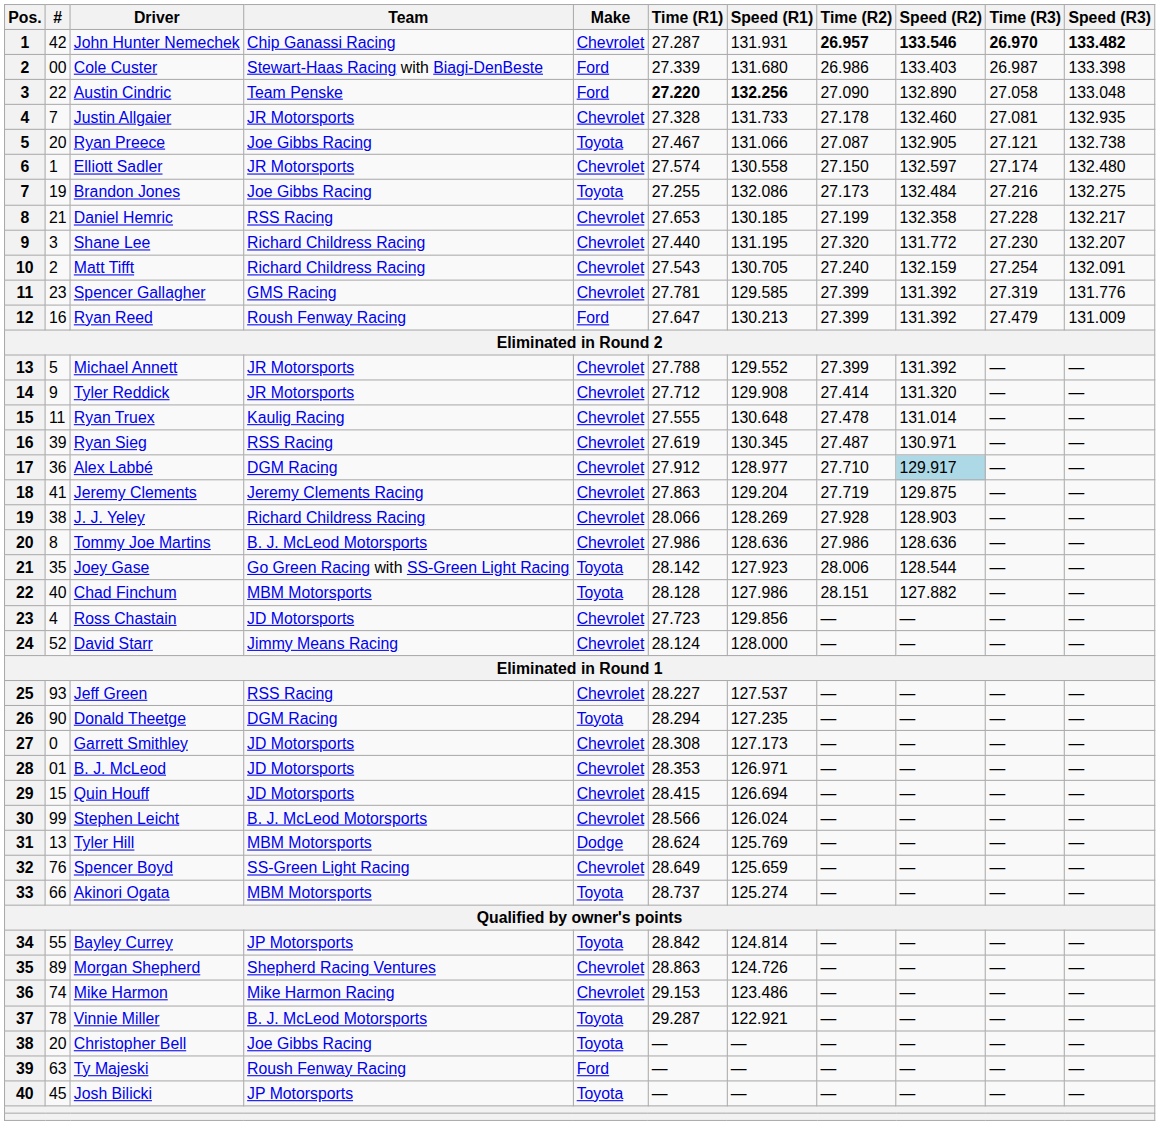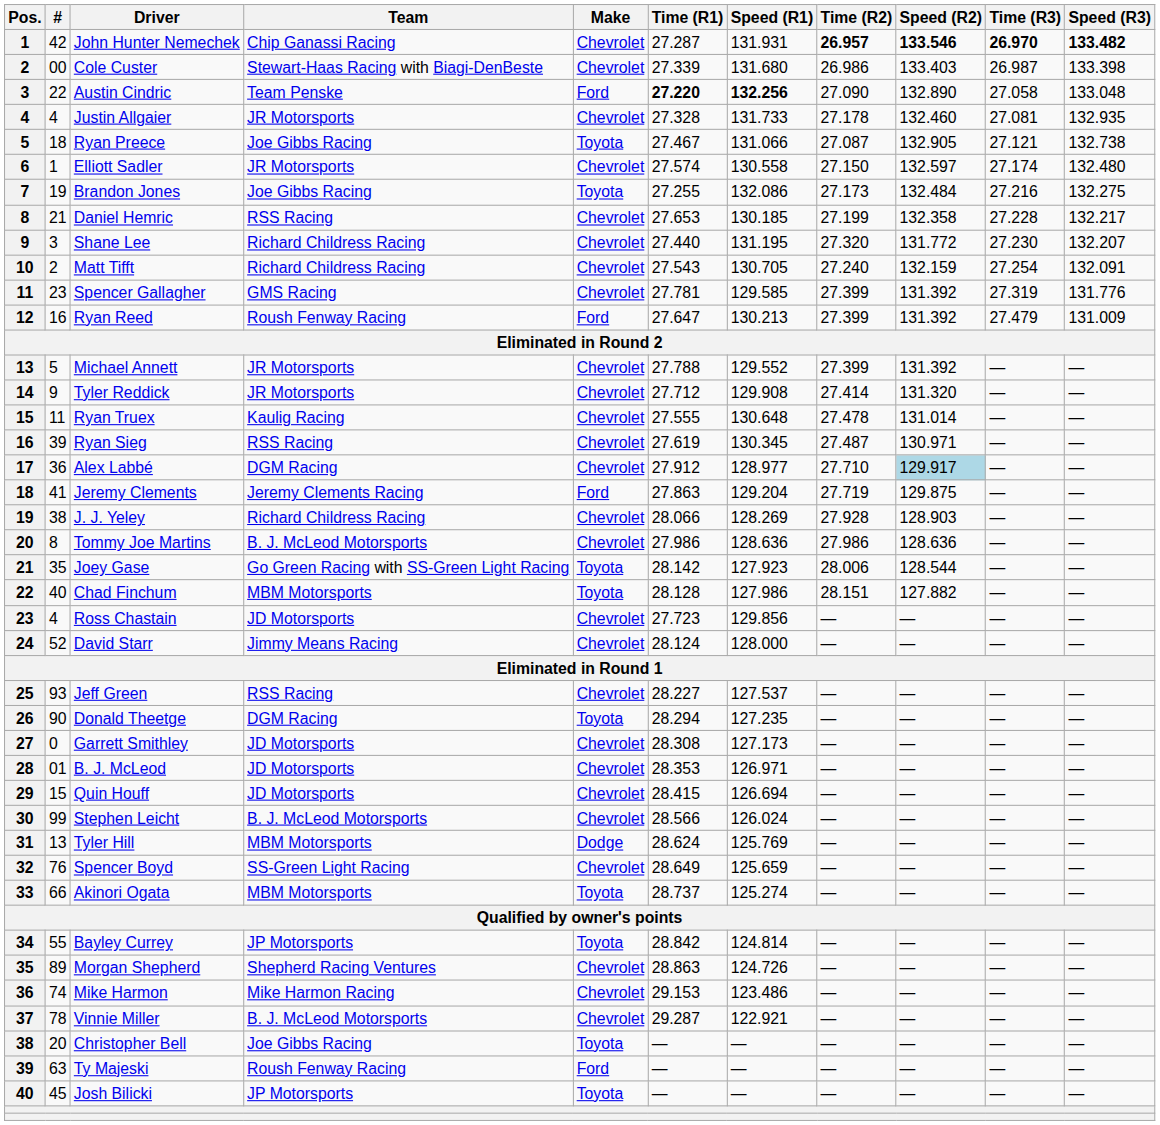(593, 67) Ford -> (610, 67) Chevrolet
(53, 117) 7 -> (53, 117) 4
(58, 142) 20 -> (58, 142) 18
(610, 493) Chevrolet -> (593, 493) Ford
(600, 1018) Toyota -> (610, 1018) Chevrolet
